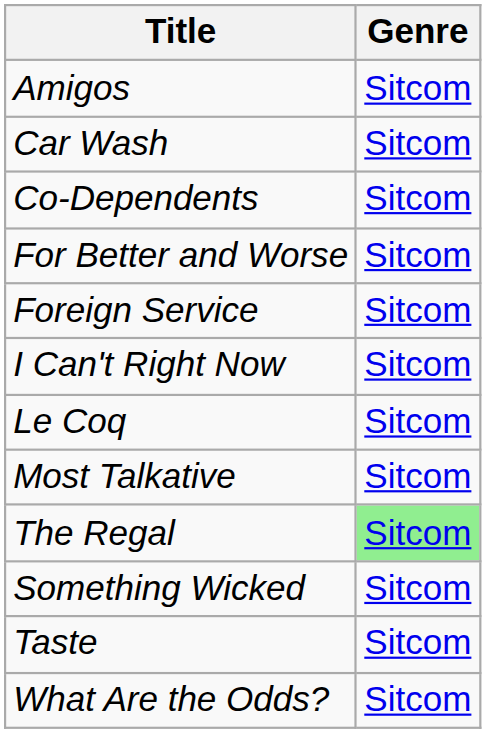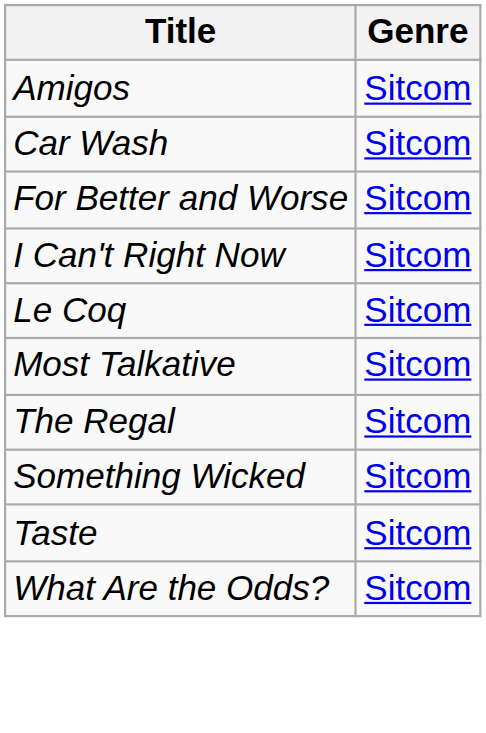- row: (136, 198)
- row: (136, 310)
(418, 532) lightgreen background -> (418, 421) no background
